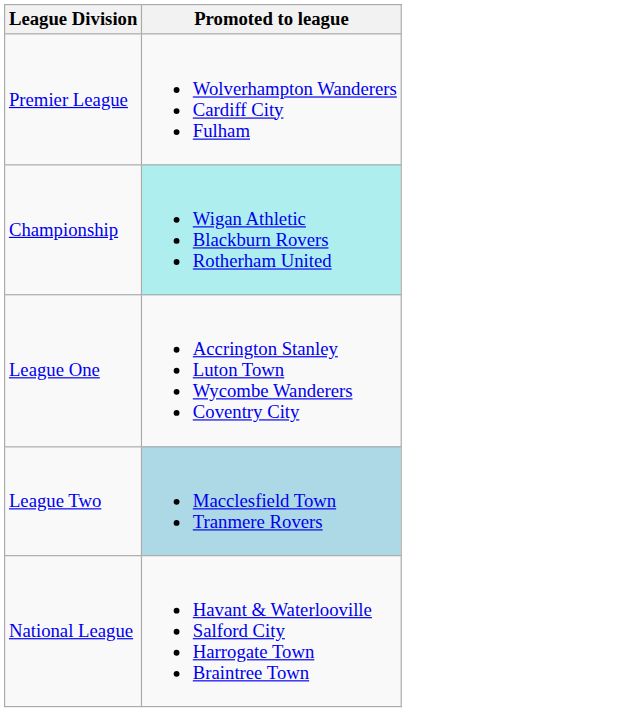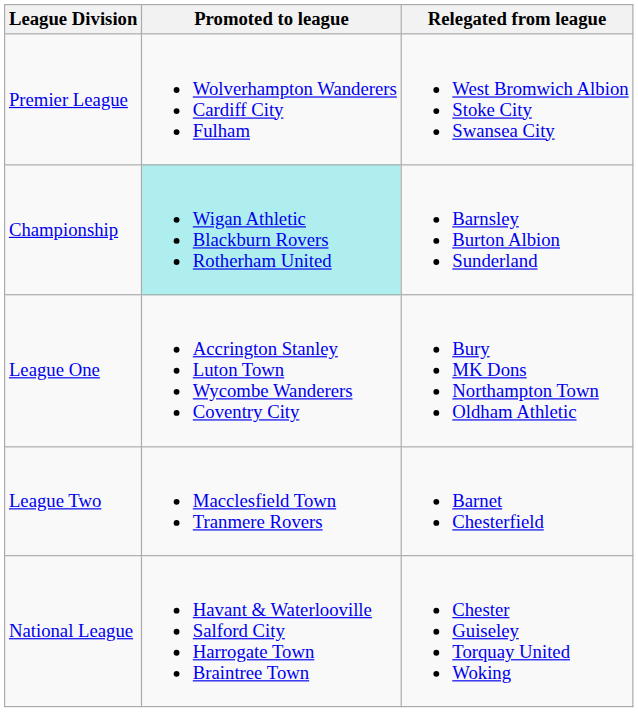+ column: (517, 19)
(271, 511) lightblue background -> (271, 511) no background
